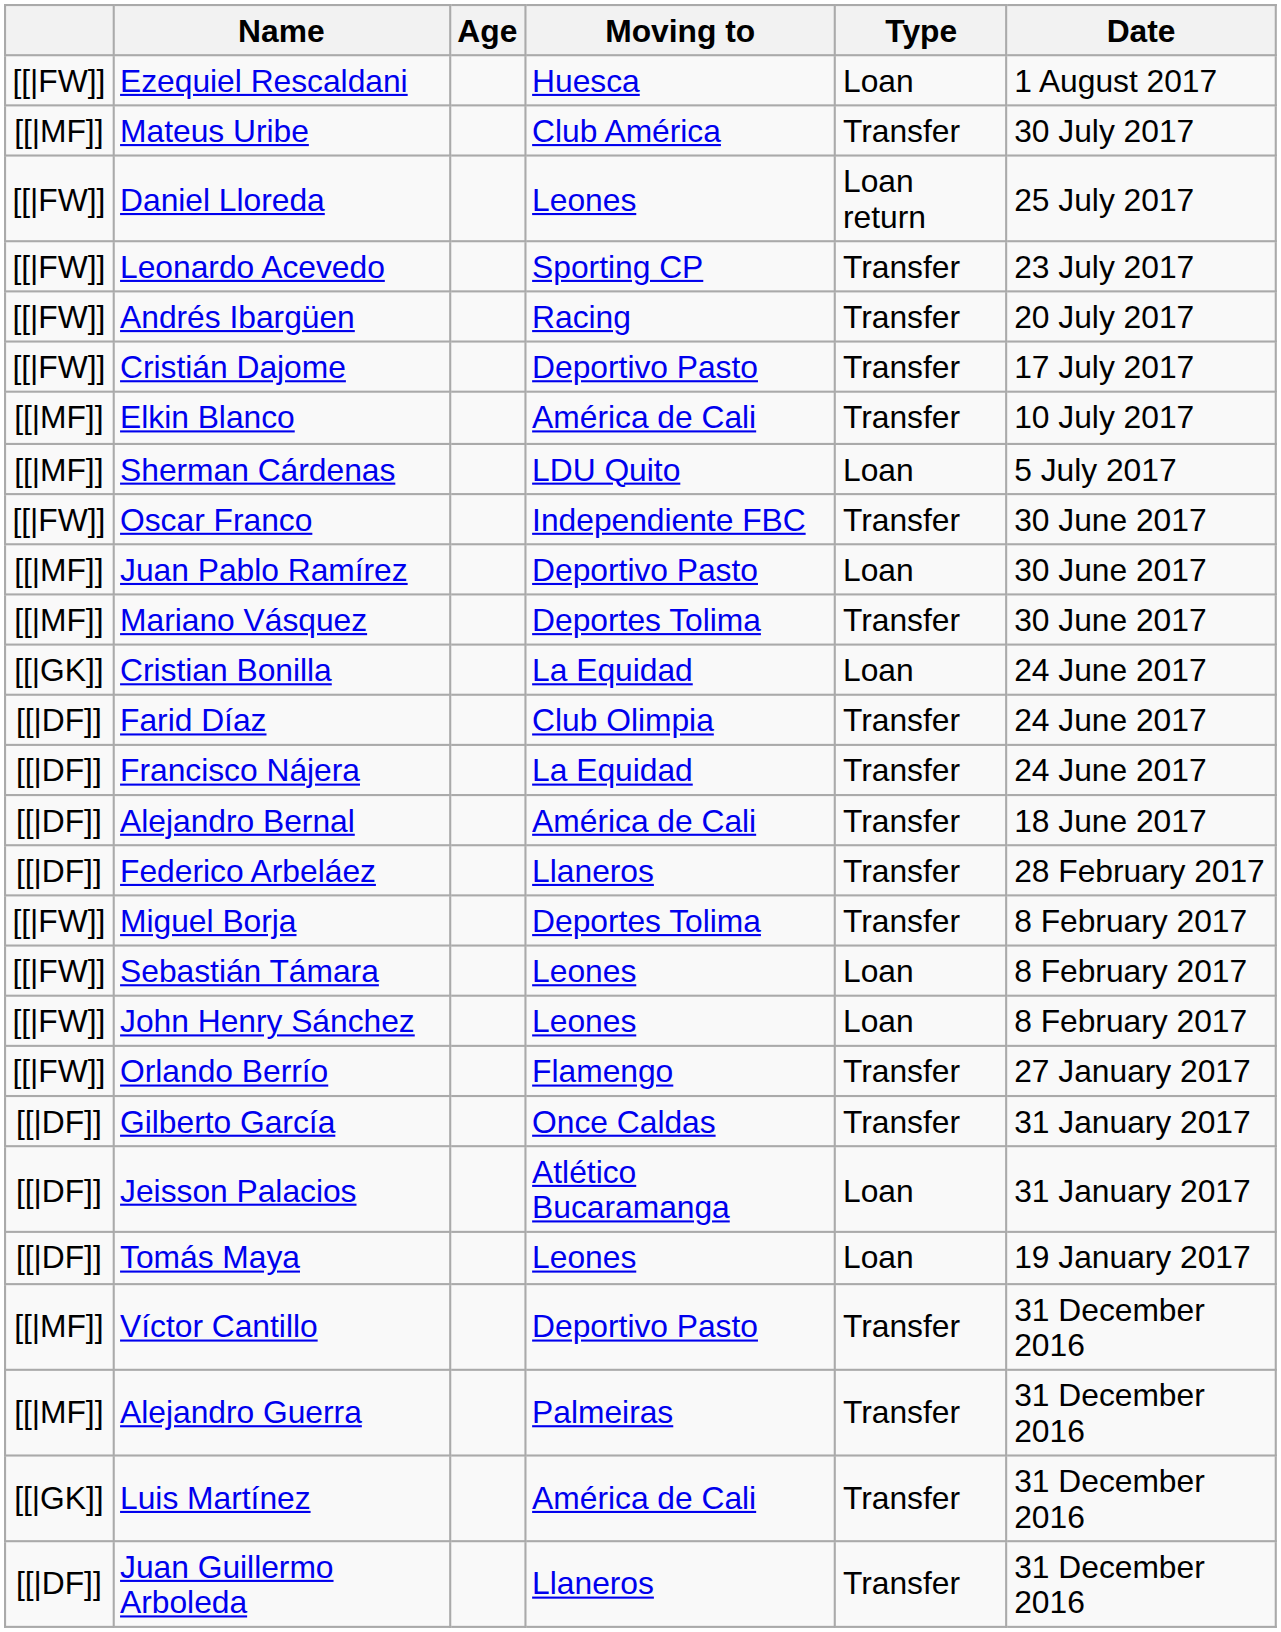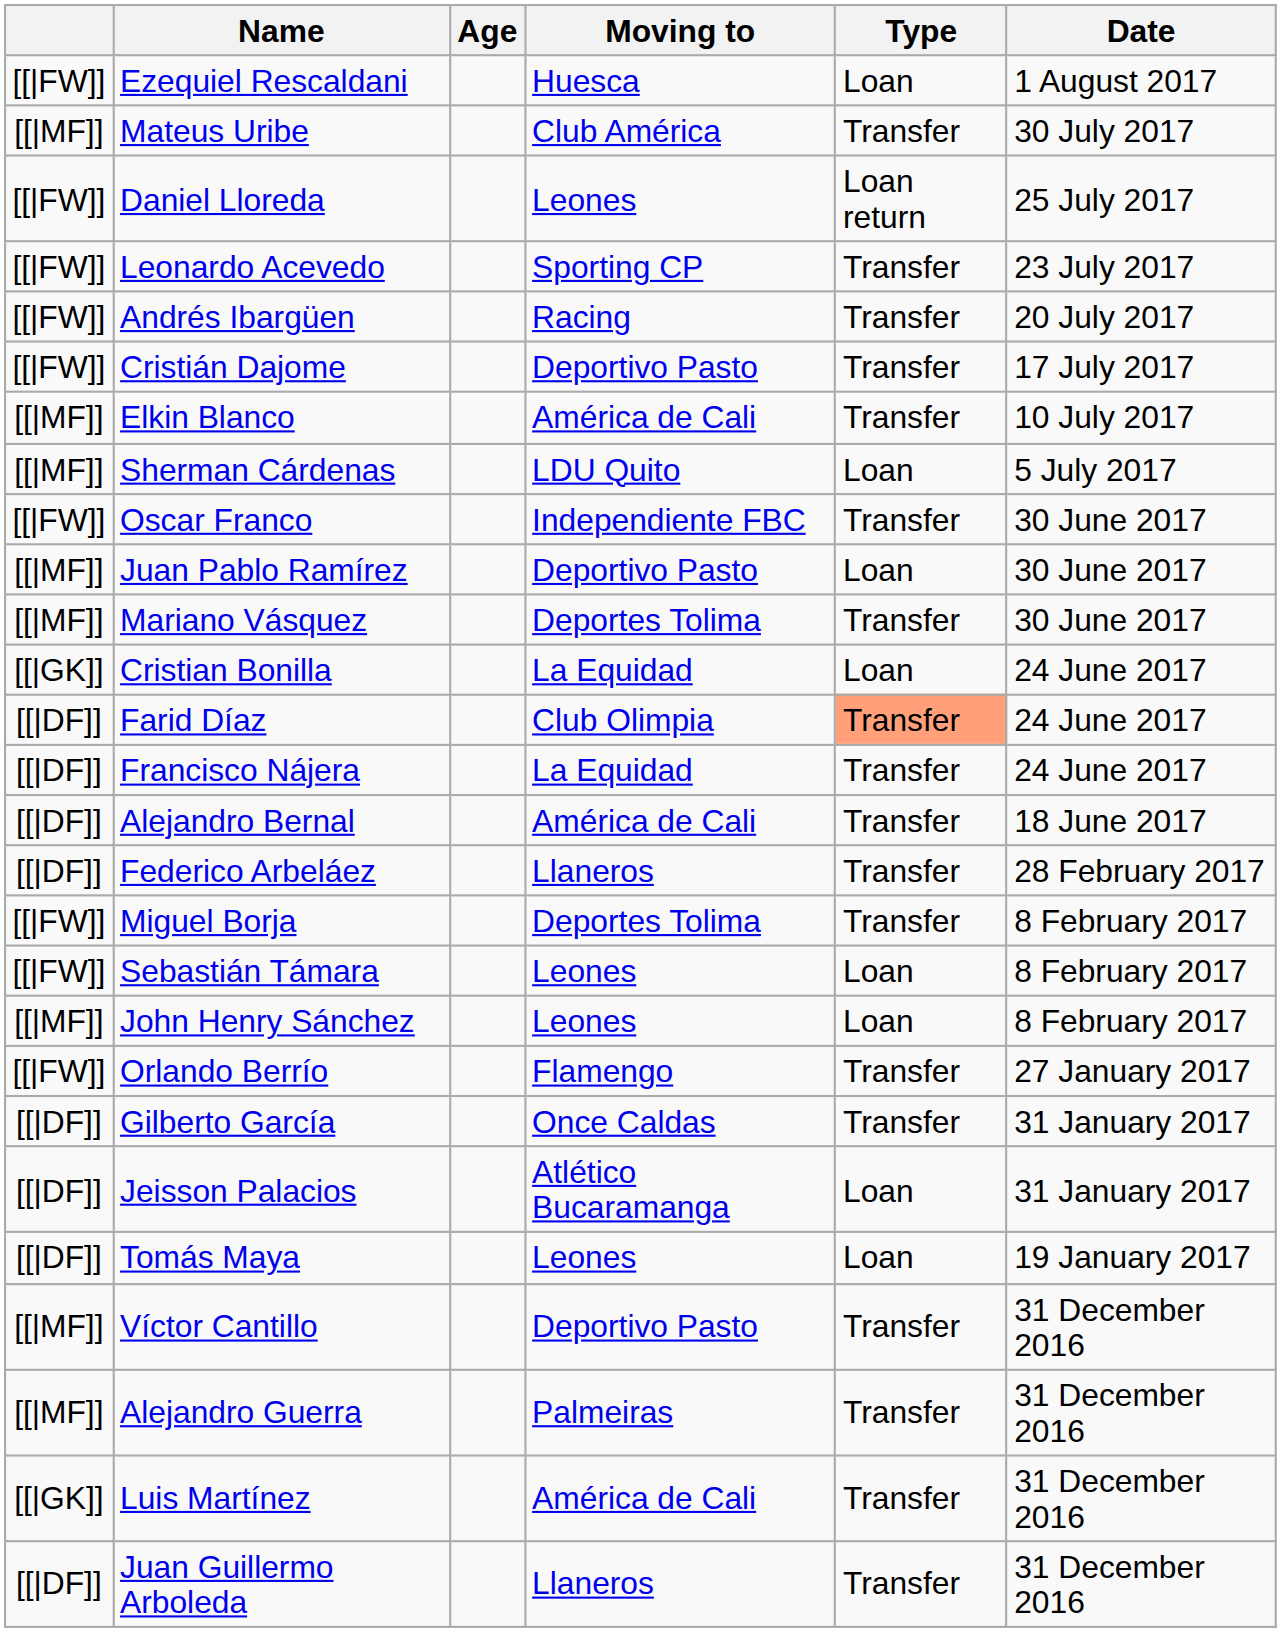(902, 720) no background -> (902, 720) lightsalmon background
(59, 1021) [[|FW]] -> (59, 1021) [[|MF]]
